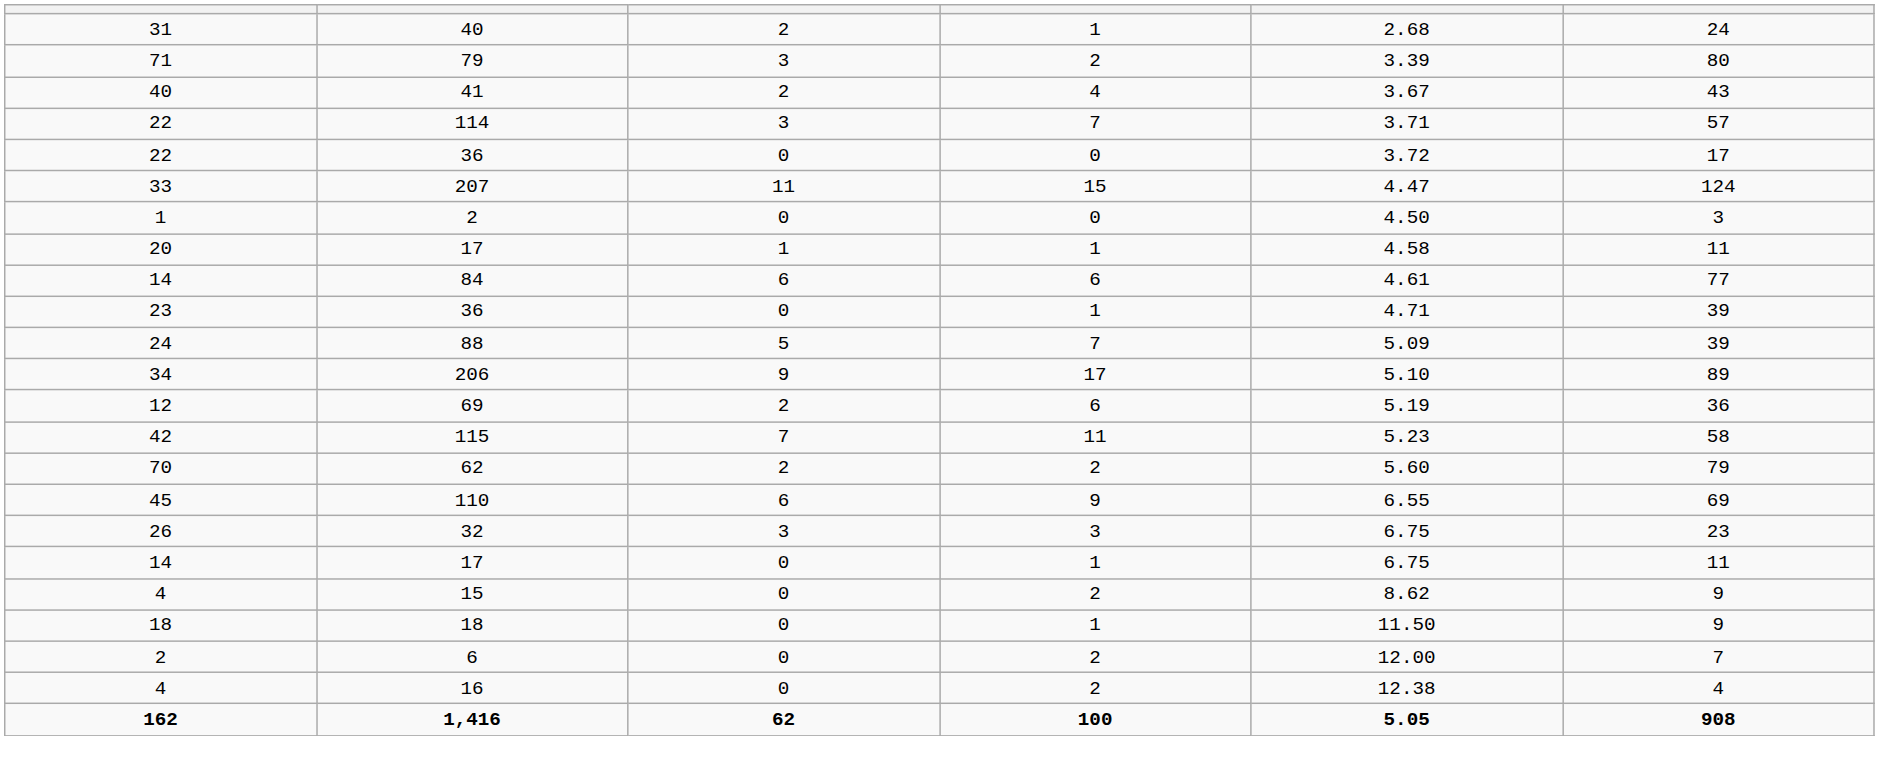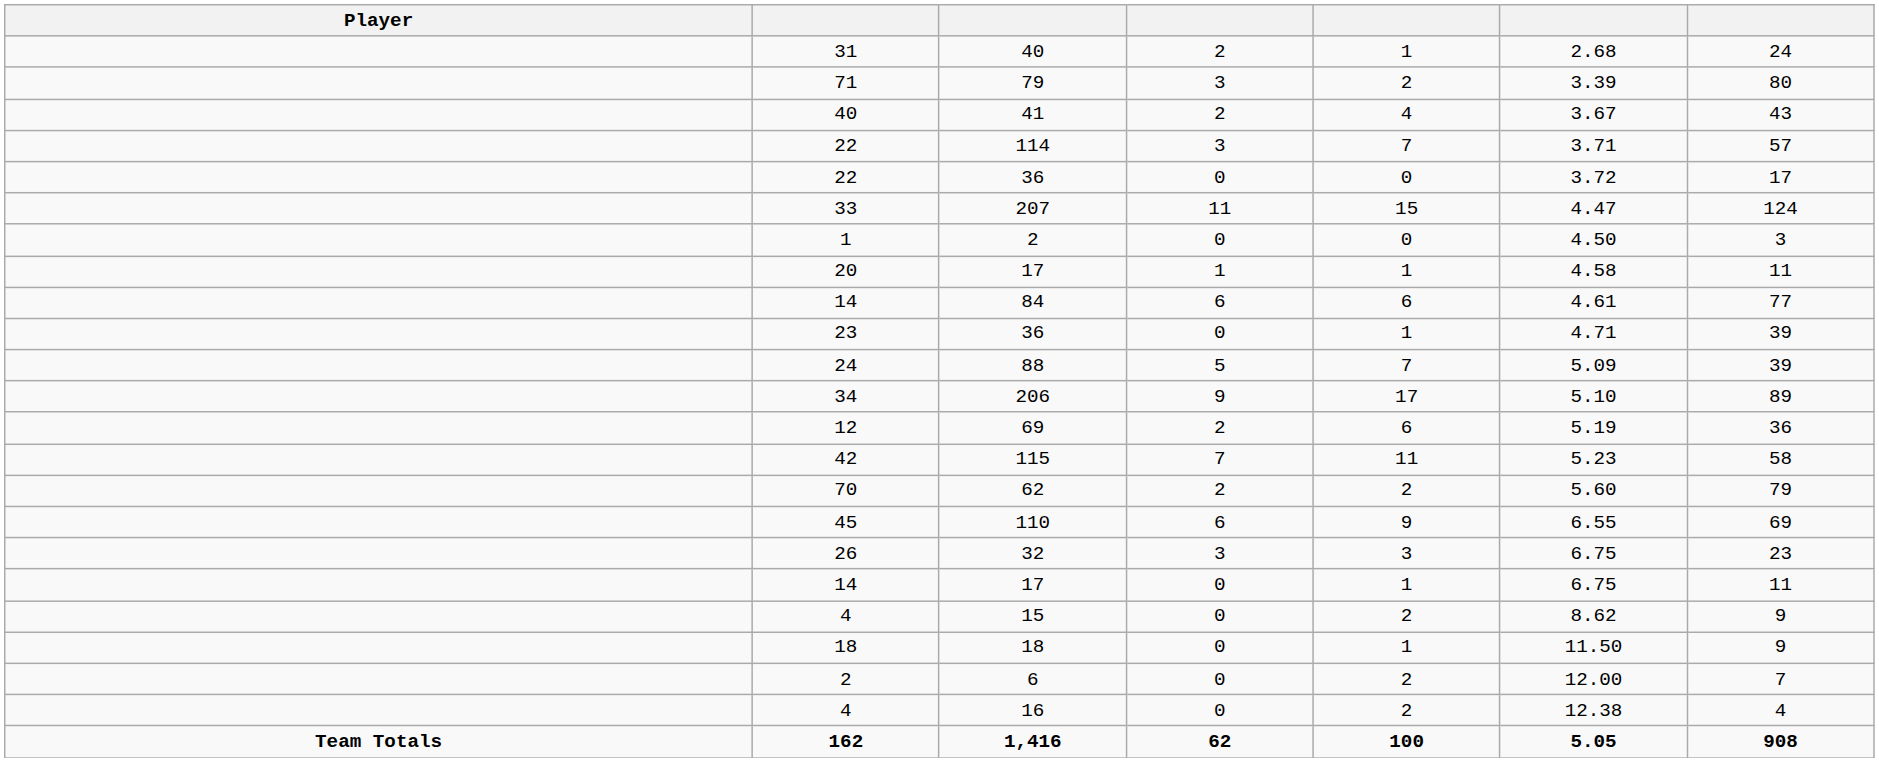+ column: (379, 20)
